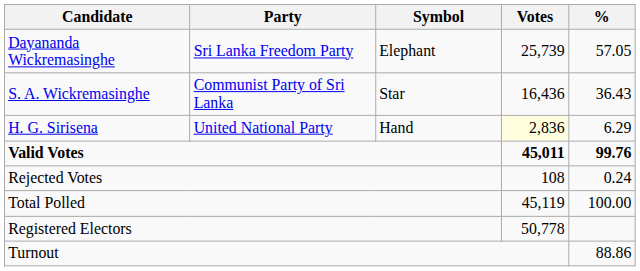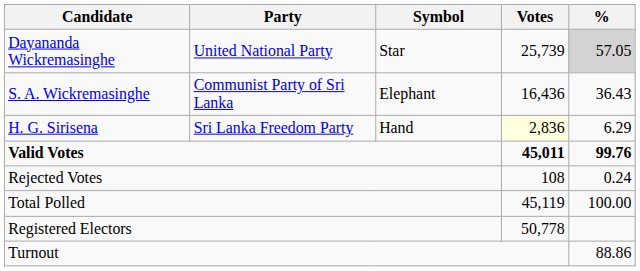(273, 51) Sri Lanka Freedom Party -> (263, 51) United National Party
(407, 51) Elephant -> (392, 51) Star
(614, 51) no background -> (614, 51) lightgrey background
(392, 94) Star -> (407, 94) Elephant
(263, 128) United National Party -> (273, 128) Sri Lanka Freedom Party
